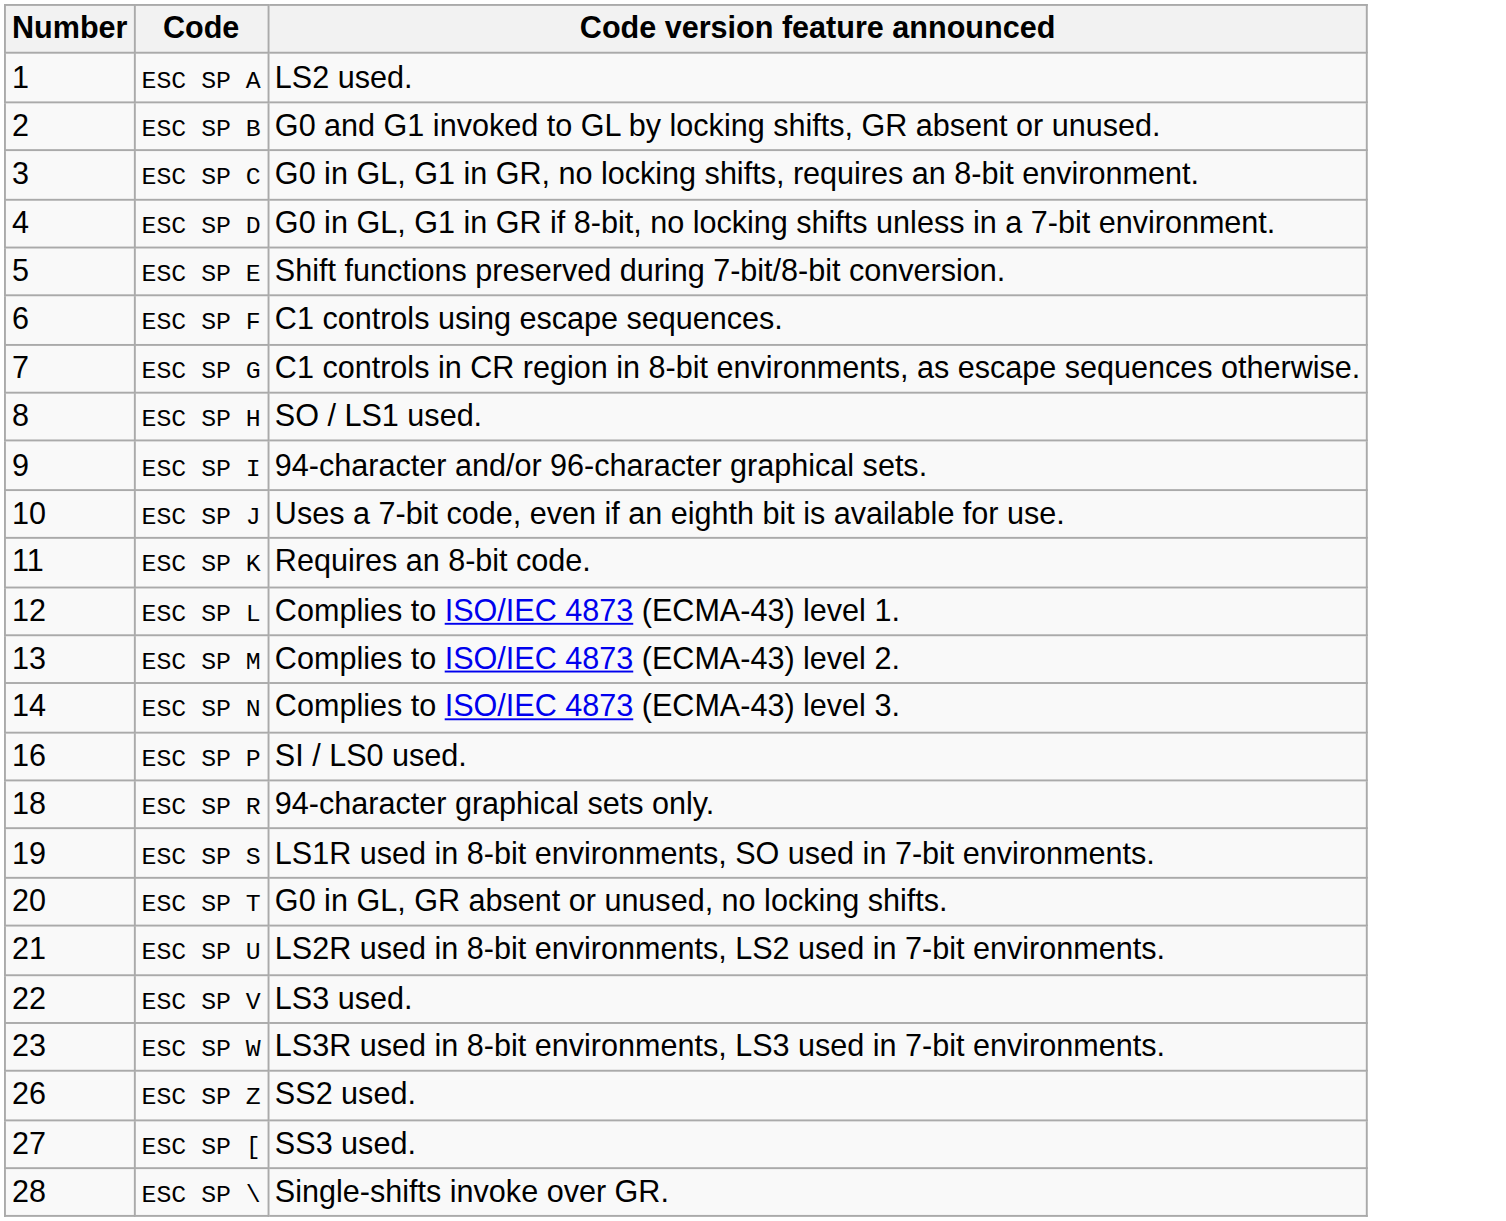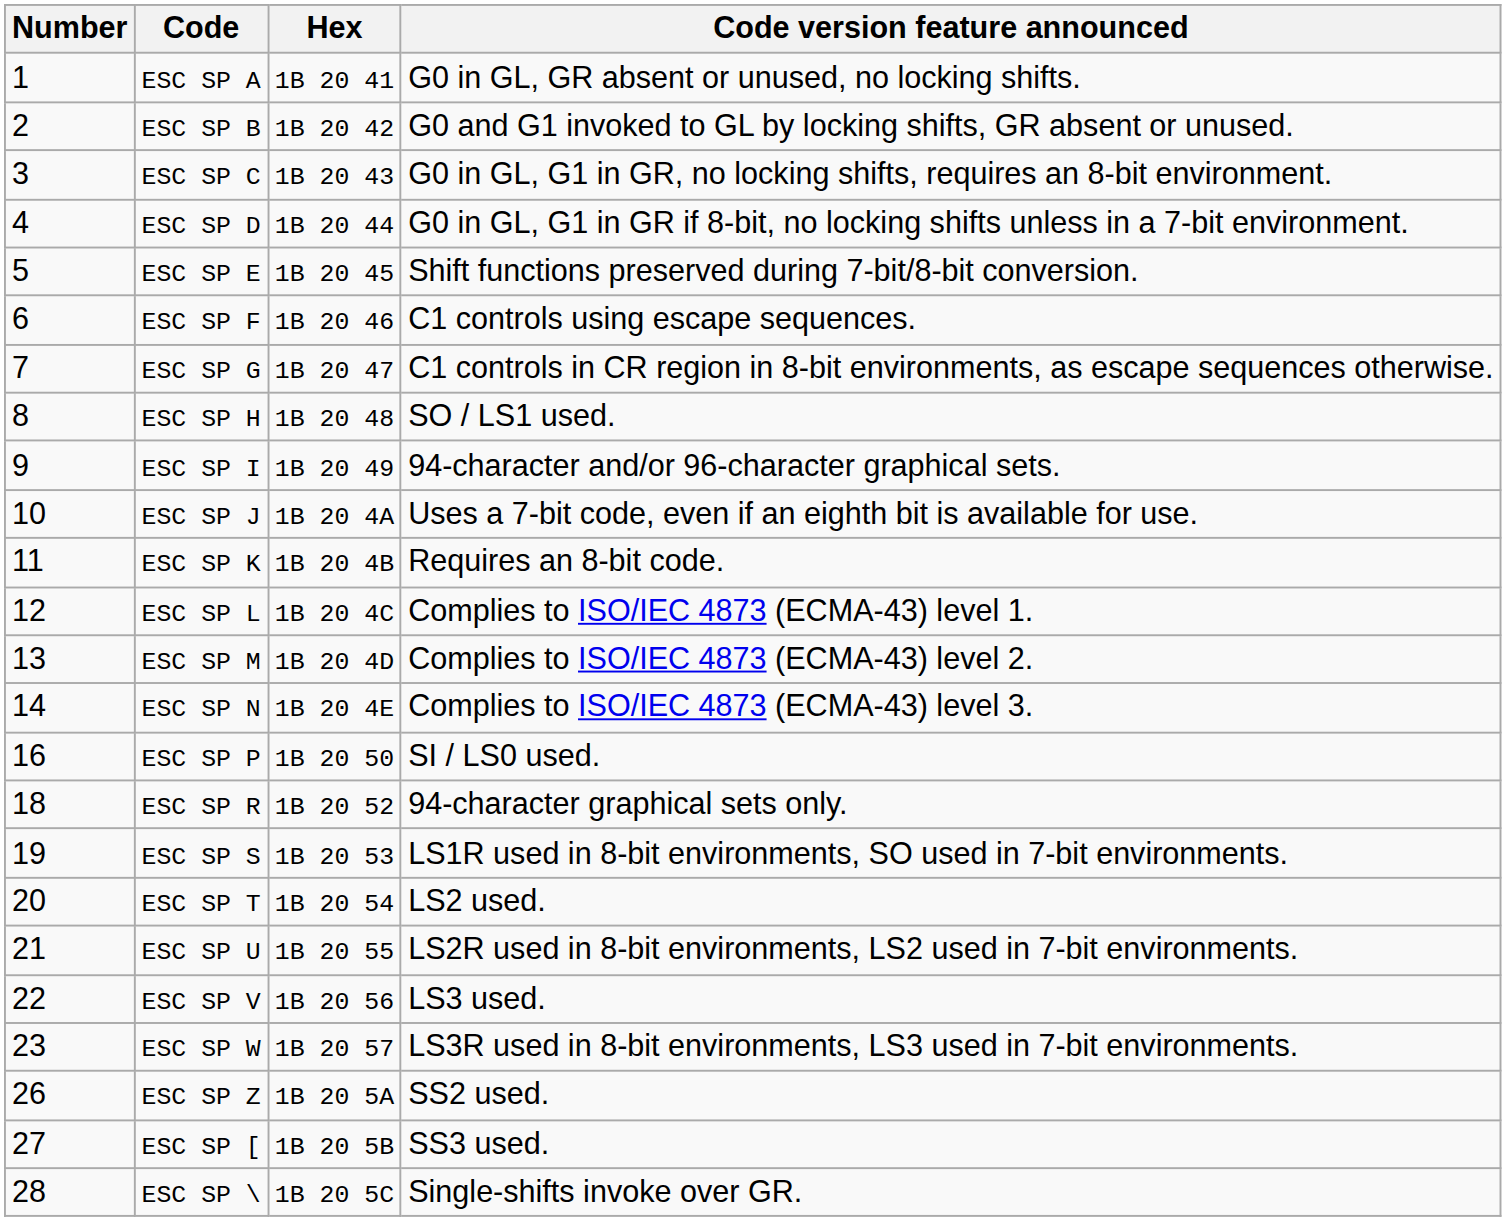+ column: (334, 28)
(344, 77) LS2 used. -> (745, 77) G0 in GL, GR absent or unused, no locking shifts.
(611, 901) G0 in GL, GR absent or unused, no locking shifts. -> (477, 901) LS2 used.
